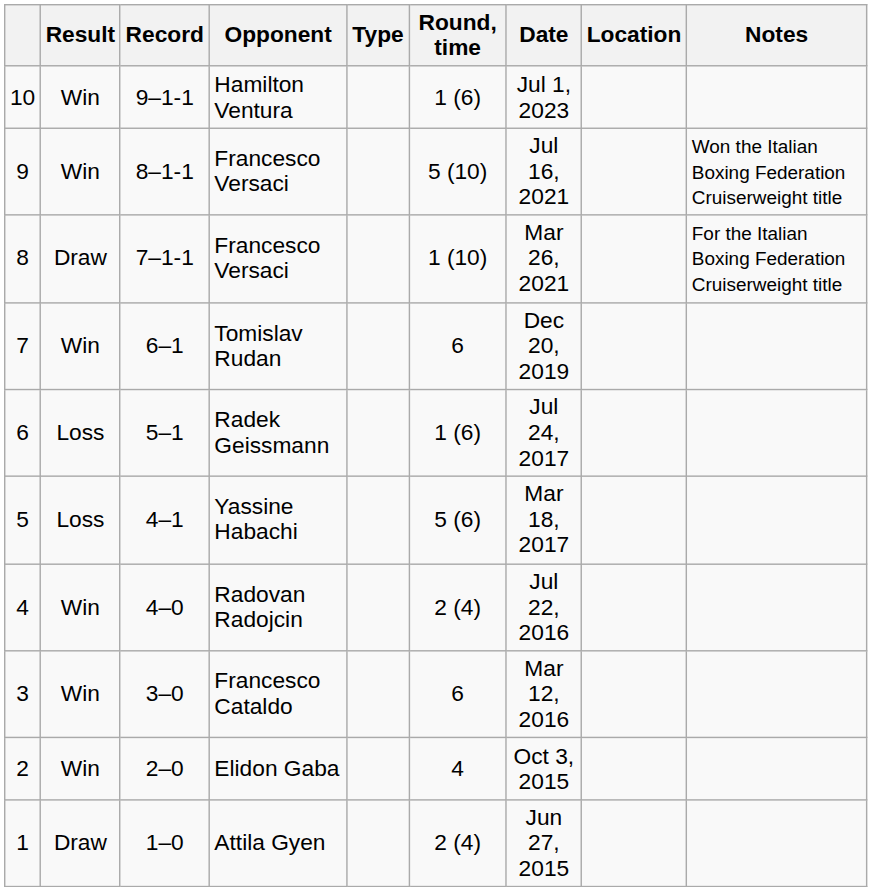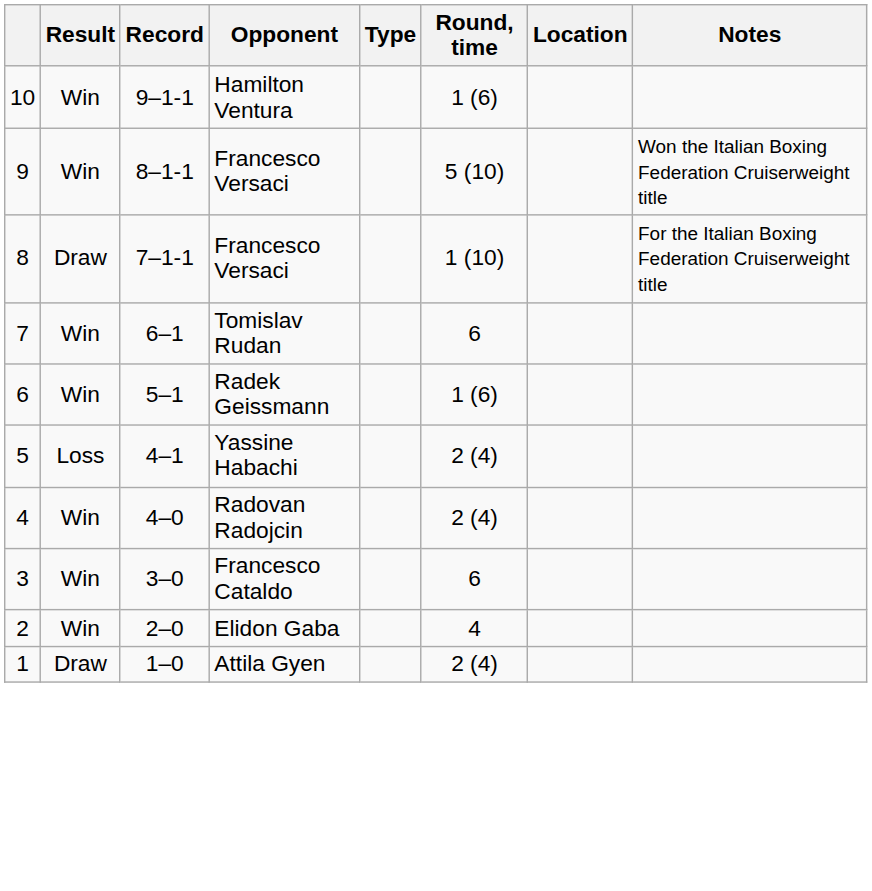- column: (544, 35)
(80, 432) Loss -> (80, 394) Win
(458, 519) 5 (6) -> (475, 455) 2 (4)
